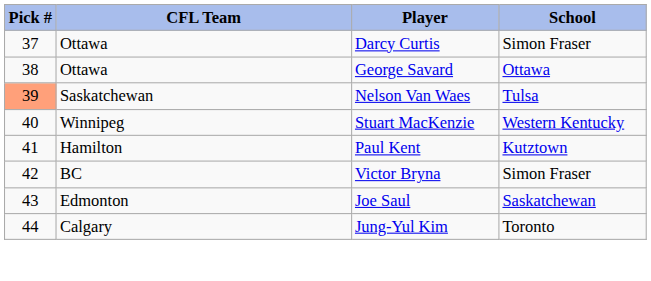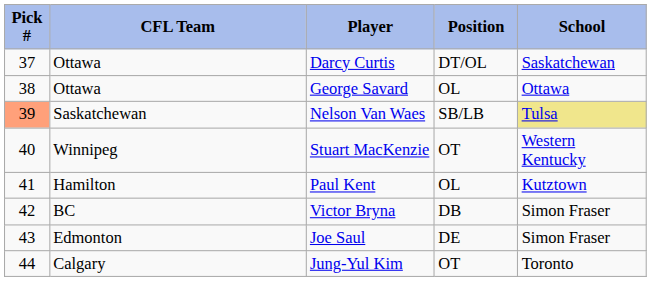+ column: (476, 26)
(547, 43) Simon Fraser -> (568, 62) Saskatchewan
(520, 95) no background -> (540, 114) khaki background
(549, 200) Saskatchewan -> (566, 237) Simon Fraser
